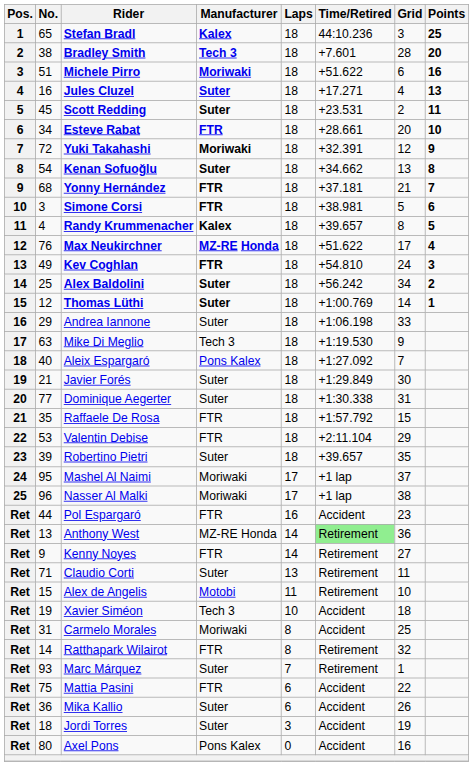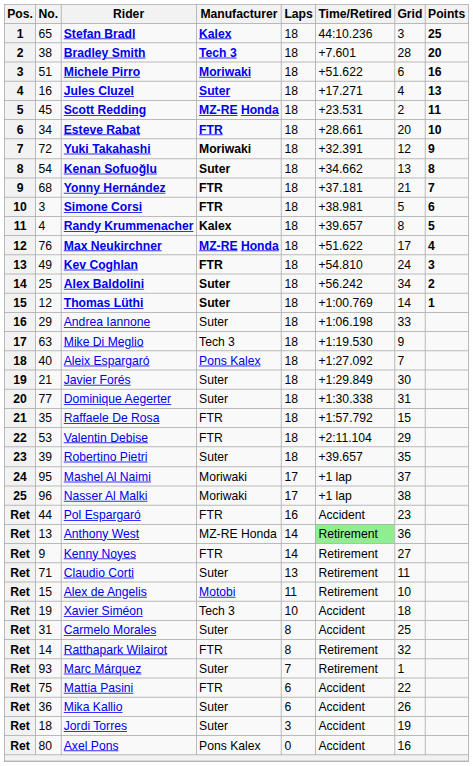(215, 110) Suter -> (239, 110) MZ-RE Honda
(223, 630) Moriwaki -> (214, 630) Suter
